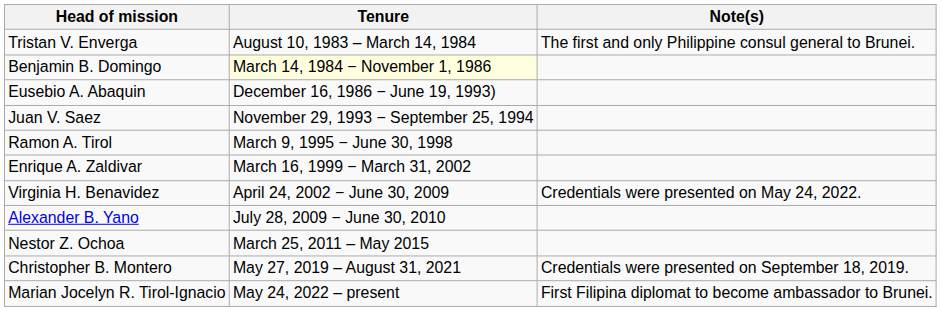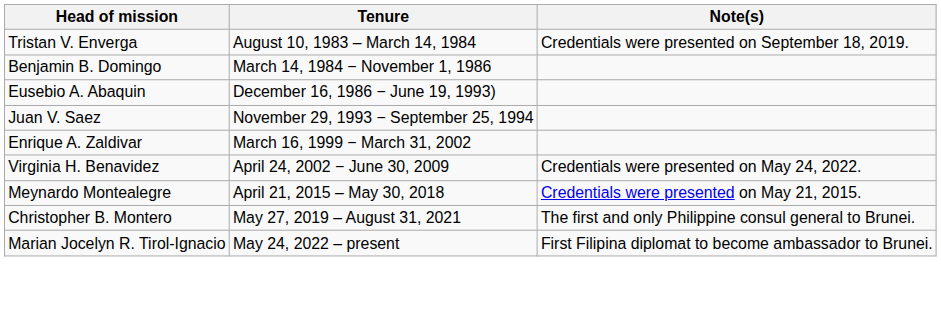(728, 42) The first and only Philippine consul general to Brunei. -> (725, 42) Credentials were presented on September 18, 2019.
(362, 67) lightyellow background -> (362, 67) no background
- row: (60, 142)
- row: (73, 218)
- row: (66, 243)
+ row: (90, 192)
(725, 268) Credentials were presented on September 18, 2019. -> (728, 218) The first and only Philippine consul general to Brunei.
